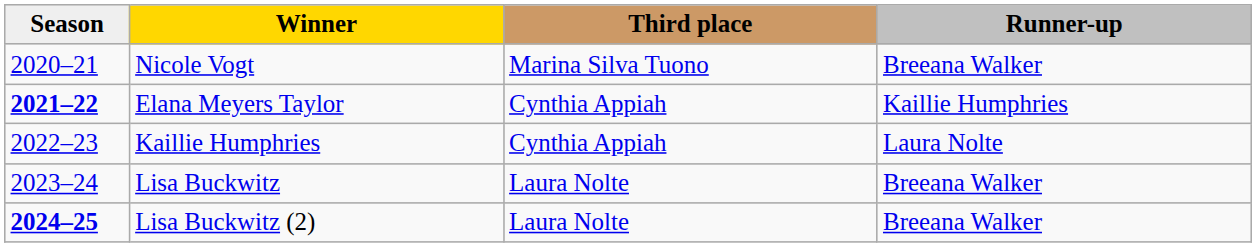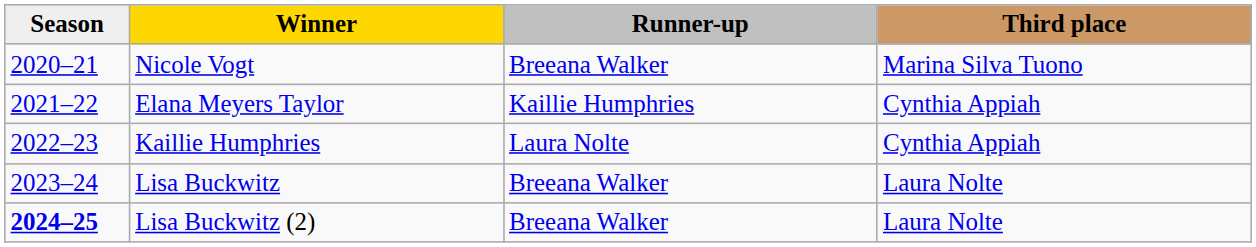columns swapped: (1064, 24) <-> (690, 24)
(54, 103) bold -> (54, 103) normal
